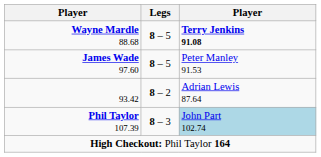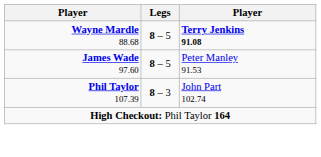- row: (129, 99)
(201, 121) lightblue background -> (201, 92) no background
